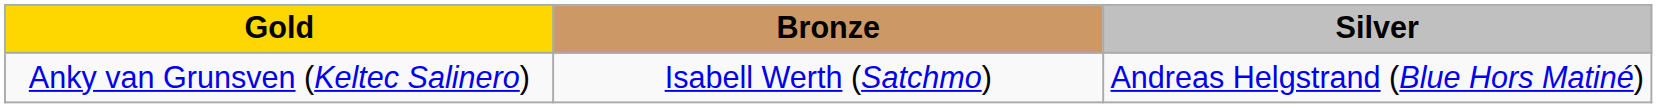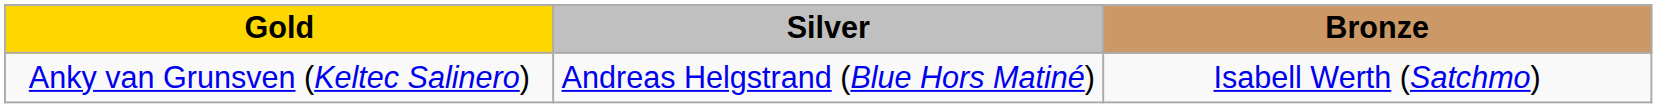columns swapped: (1377, 28) <-> (828, 28)
